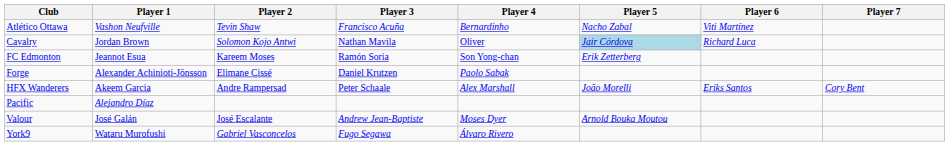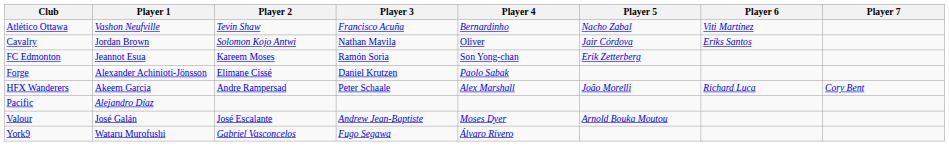(607, 42) lightblue background -> (607, 42) no background
(729, 42) Richard Luca -> (727, 42) Eriks Santos
(727, 88) Eriks Santos -> (729, 88) Richard Luca
